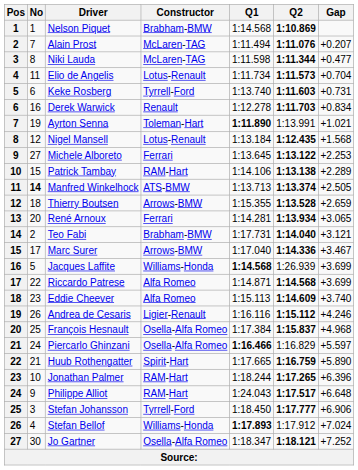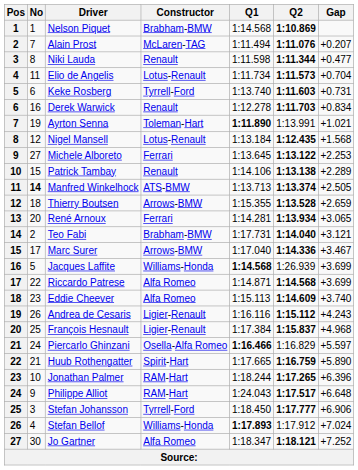(174, 60) McLaren-TAG -> (160, 60) Renault
(165, 171) RAM-Hart -> (160, 171) Renault
(336, 314) +4.246 -> (336, 314) +4.243
(185, 330) Osella-Alfa Romeo -> (174, 330) Ligier-Renault
(185, 441) Osella-Alfa Romeo -> (169, 441) Alfa Romeo
